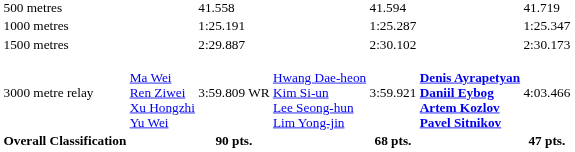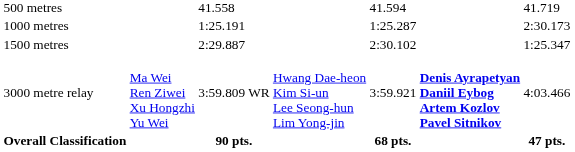(547, 26) 1:25.347 -> (547, 26) 2:30.173
(547, 44) 2:30.173 -> (547, 44) 1:25.347
